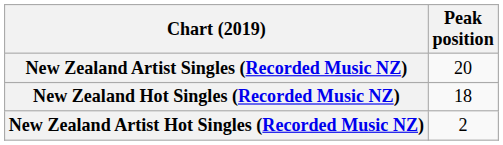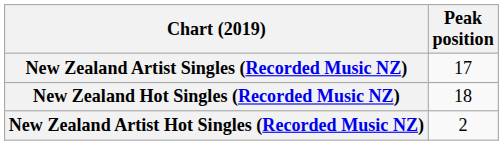(463, 67) 20 -> (463, 67) 17
